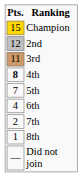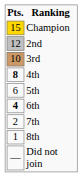(15, 59) 11 -> (15, 59) 10
(15, 90) 7 -> (15, 90) 6
(15, 106) normal -> (15, 106) bold
